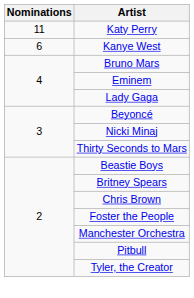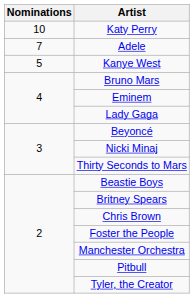(39, 30) 11 -> (39, 30) 10
+ row: (132, 47)
(39, 47) 6 -> (39, 64) 5
